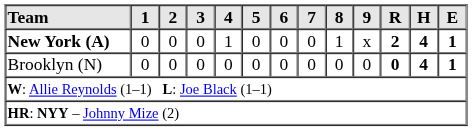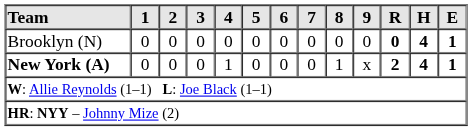rows swapped: (55, 64) <-> (59, 41)
